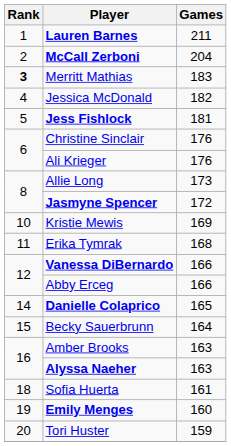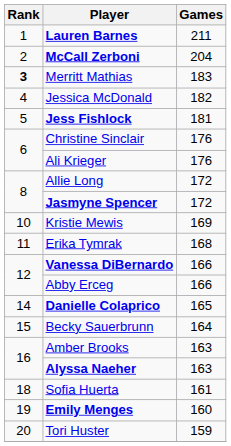(201, 181) 173 -> (201, 181) 172
